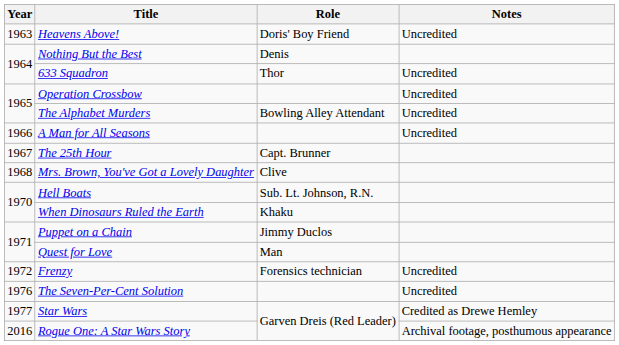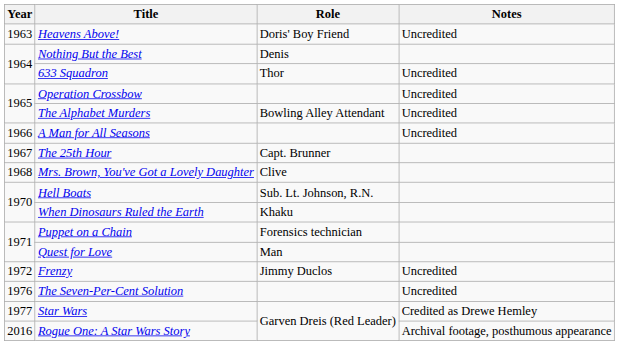(296, 232) Jimmy Duclos -> (311, 232) Forensics technician
(311, 271) Forensics technician -> (296, 271) Jimmy Duclos
